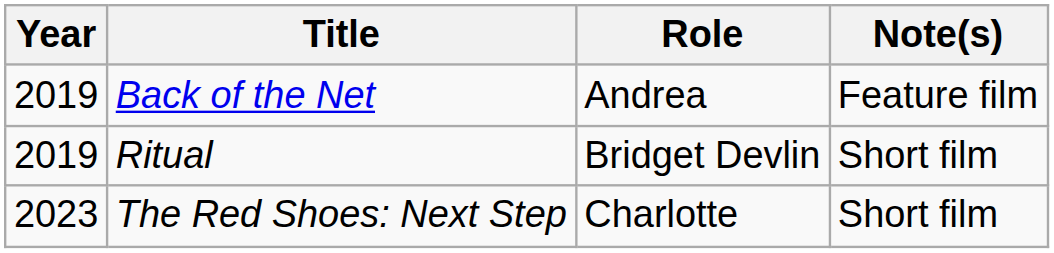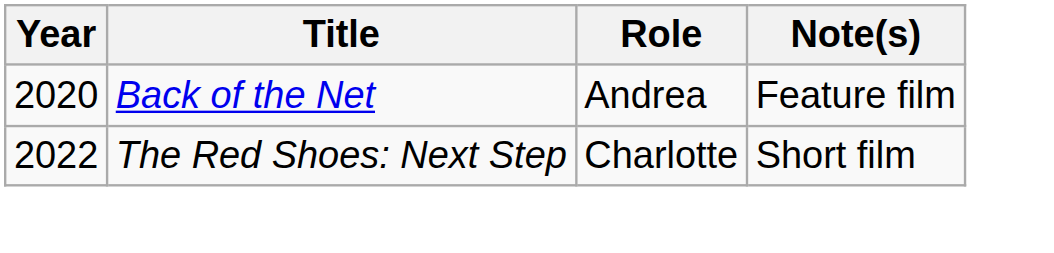(56, 94) 2019 -> (56, 94) 2020
- row: (164, 154)
(56, 214) 2023 -> (56, 154) 2022
